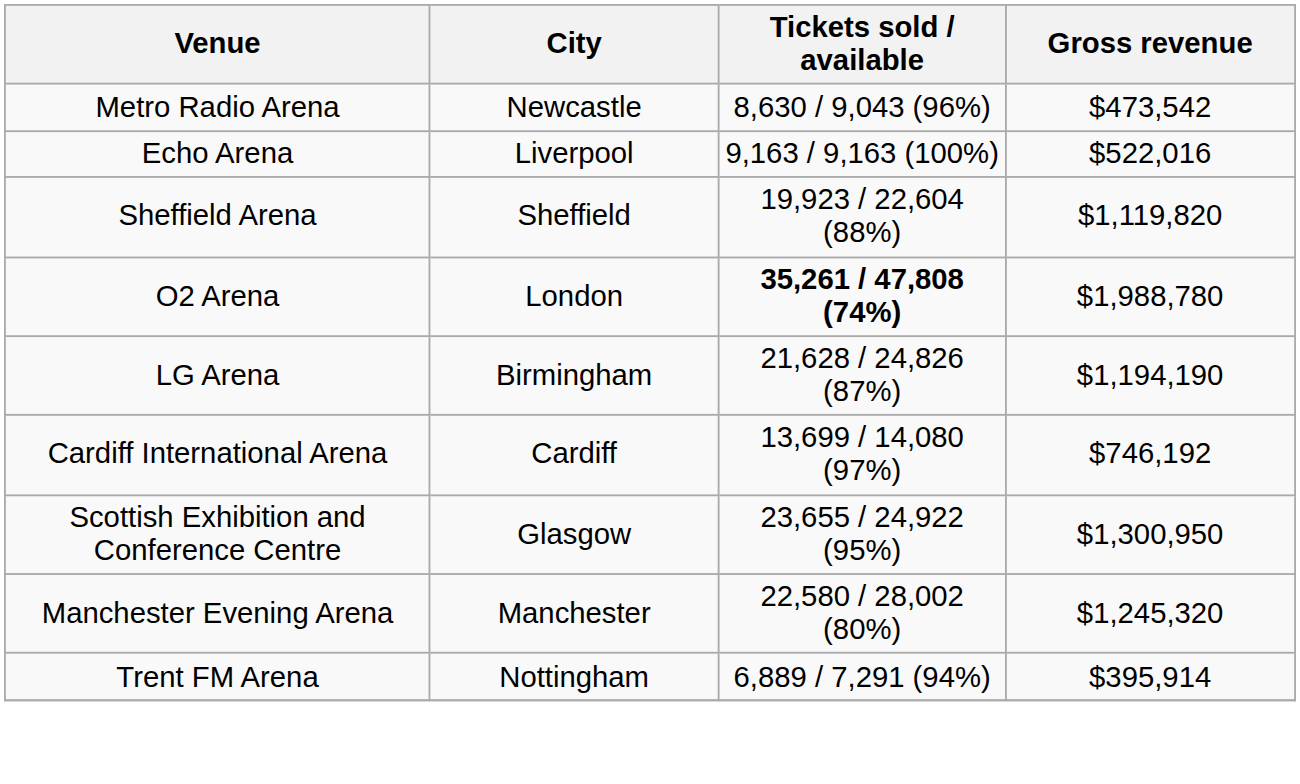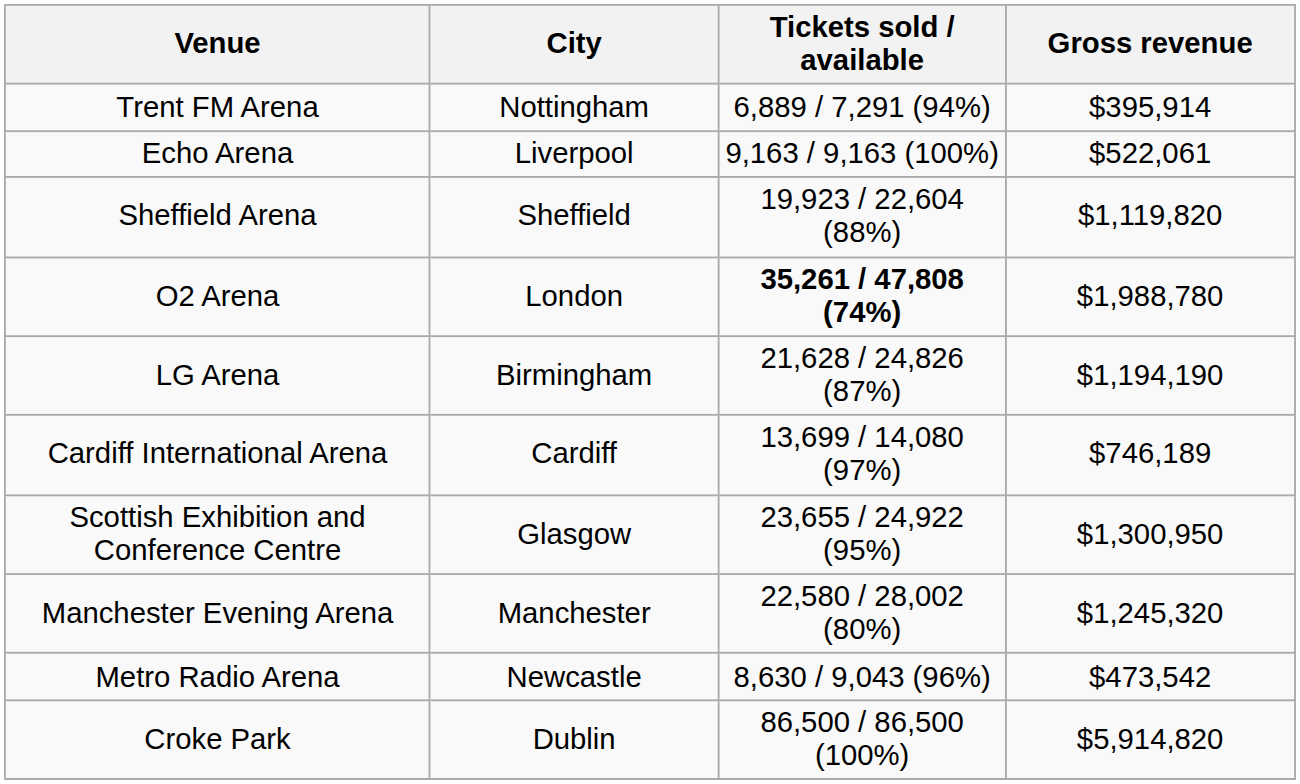rows swapped: (218, 676) <-> (218, 107)
(1150, 153) $522,016 -> (1150, 153) $522,061
(1150, 454) $746,192 -> (1150, 454) $746,189
+ row: (218, 739)
